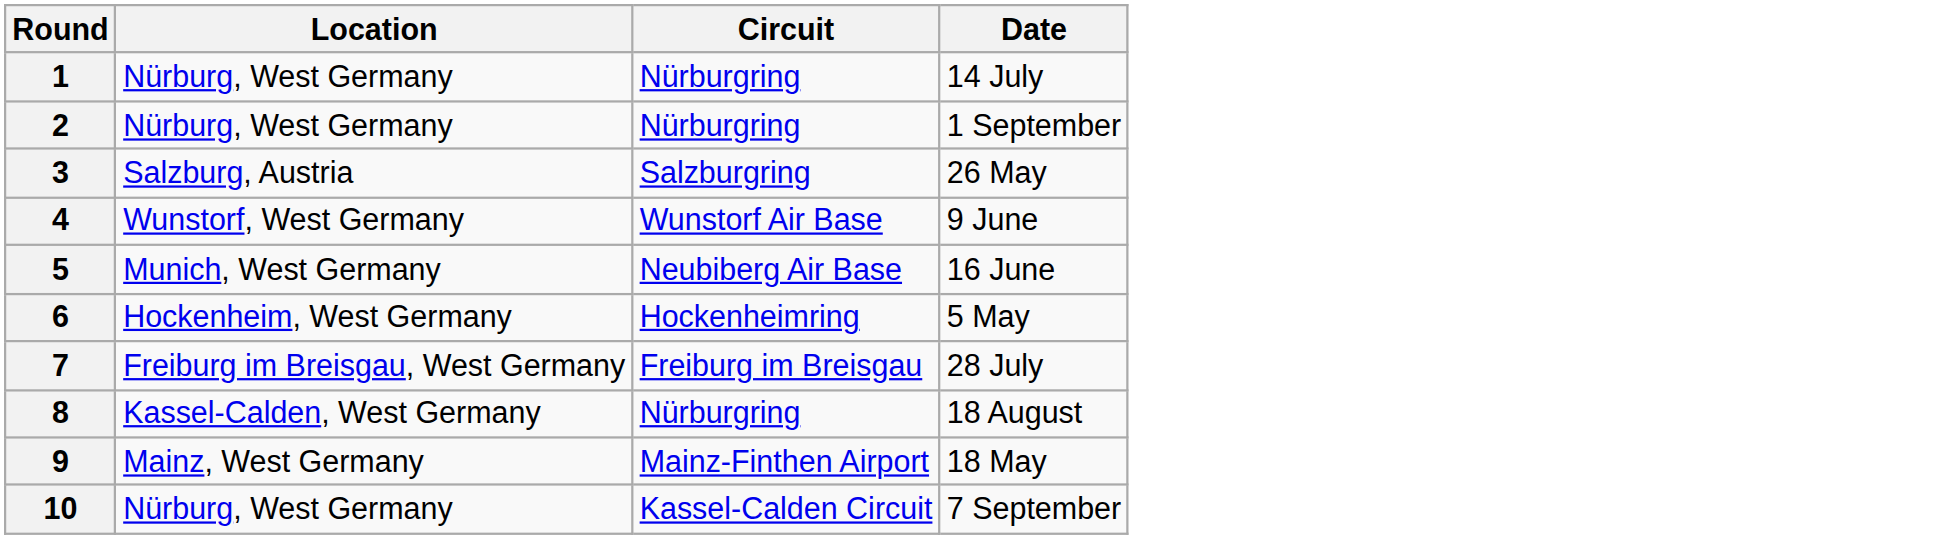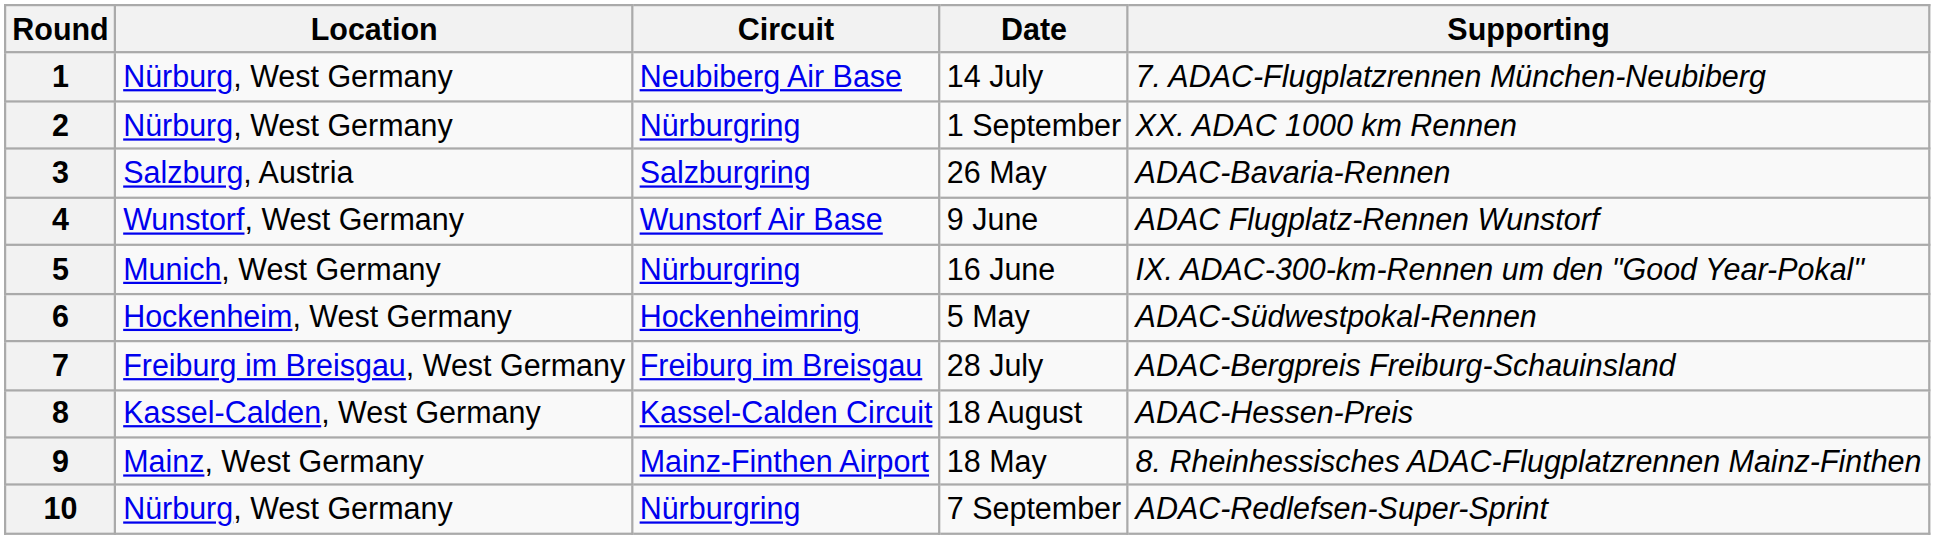+ column: (1529, 29)
(720, 77) Nürburgring -> (771, 77) Neubiberg Air Base
(771, 269) Neubiberg Air Base -> (720, 269) Nürburgring
(720, 413) Nürburgring -> (786, 413) Kassel-Calden Circuit
(786, 509) Kassel-Calden Circuit -> (720, 509) Nürburgring
